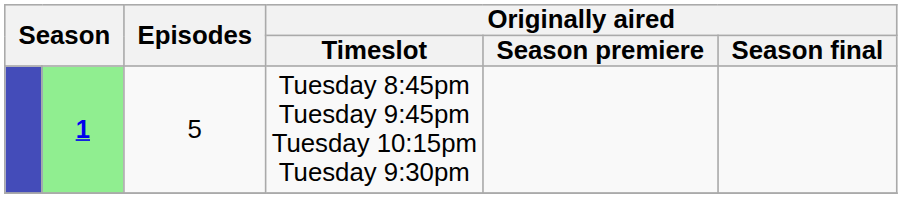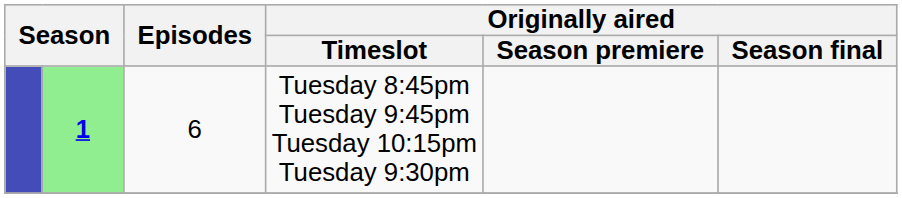(195, 129) 5 -> (195, 129) 6
